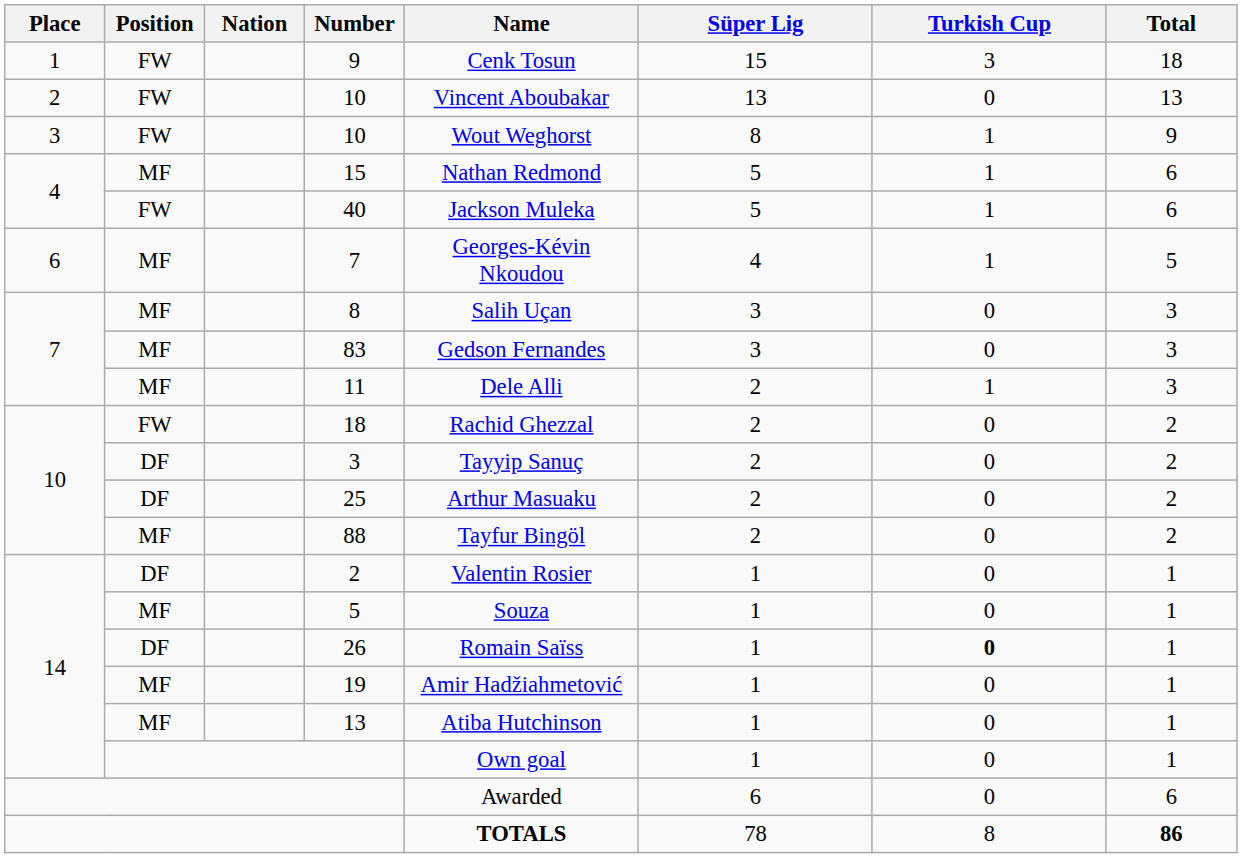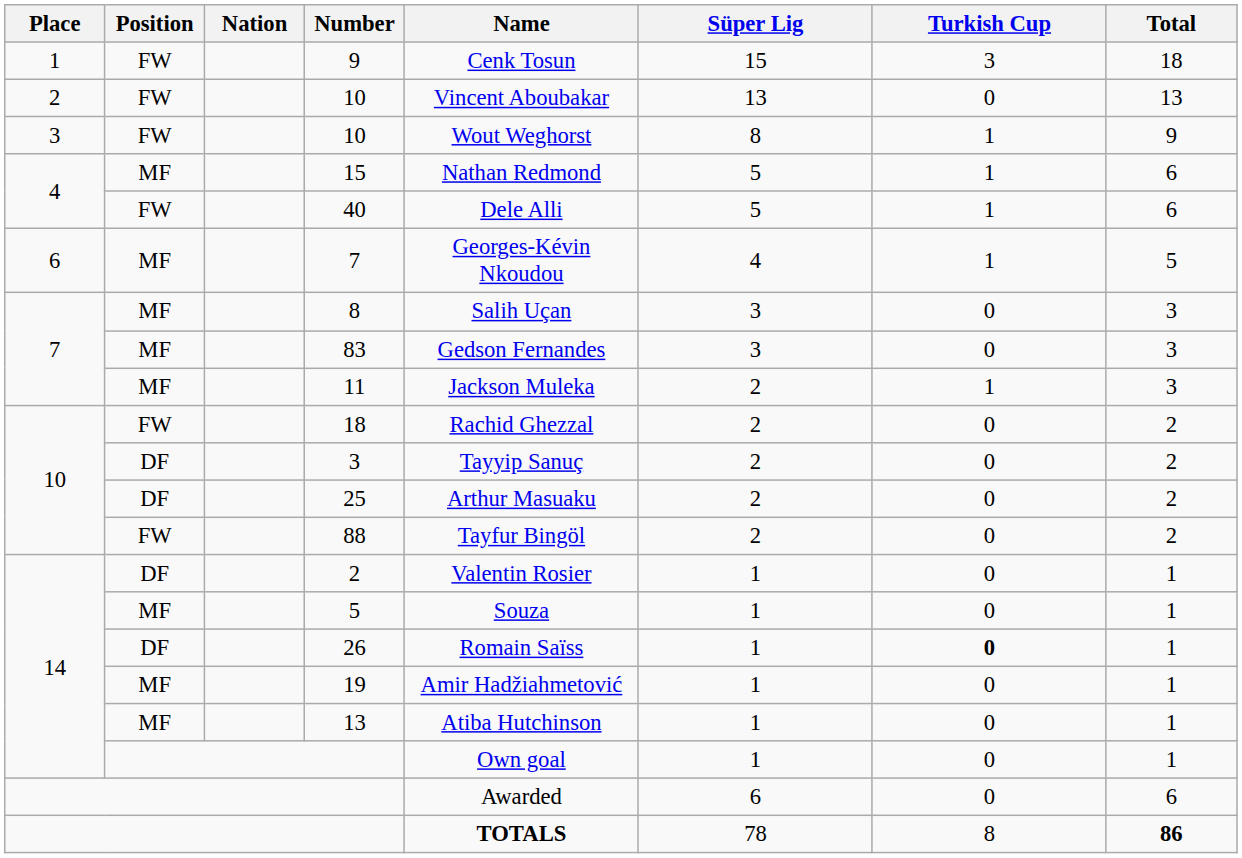(521, 210) Jackson Muleka -> (521, 210) Dele Alli
(521, 386) Dele Alli -> (521, 386) Jackson Muleka
(155, 535) MF -> (155, 535) FW
